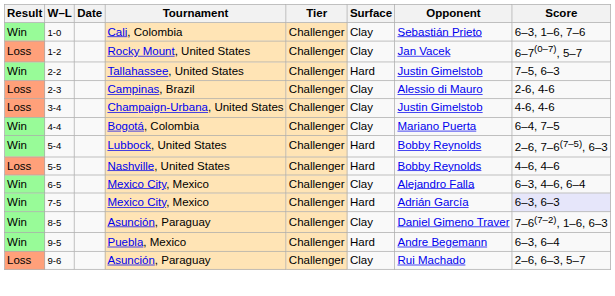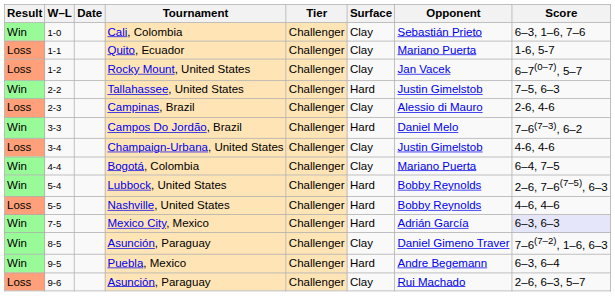+ row: (54, 50)
+ row: (54, 128)
- row: (54, 185)
